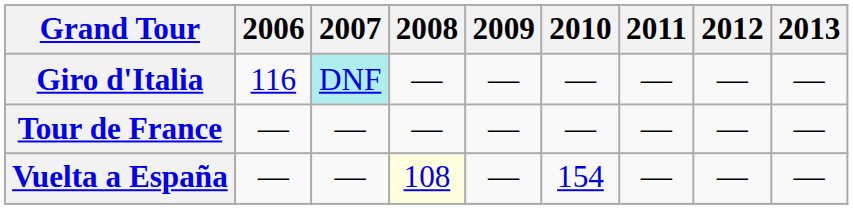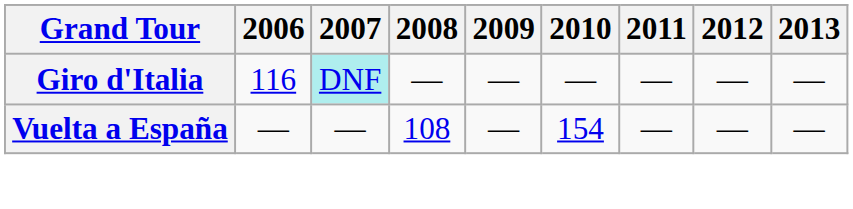- row: (120, 128)
(427, 177) lightyellow background -> (427, 128) no background
